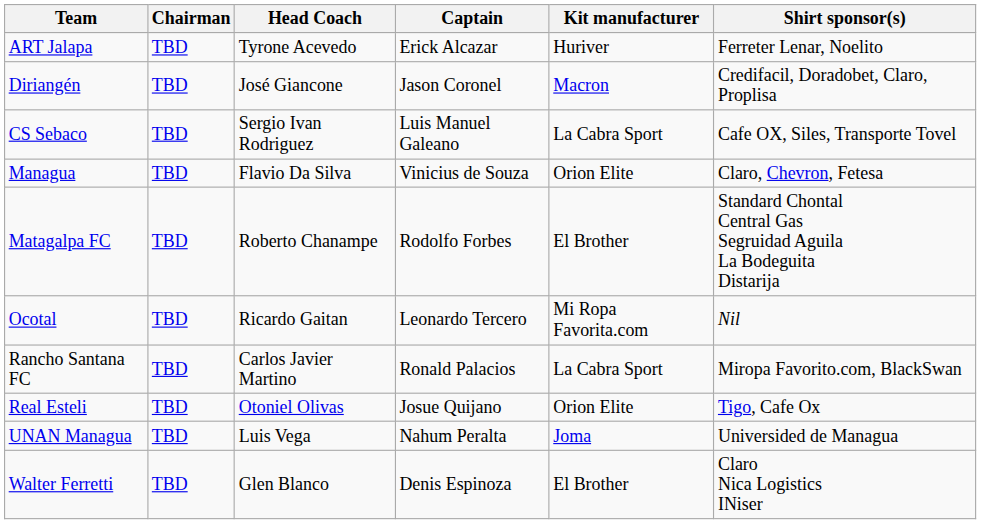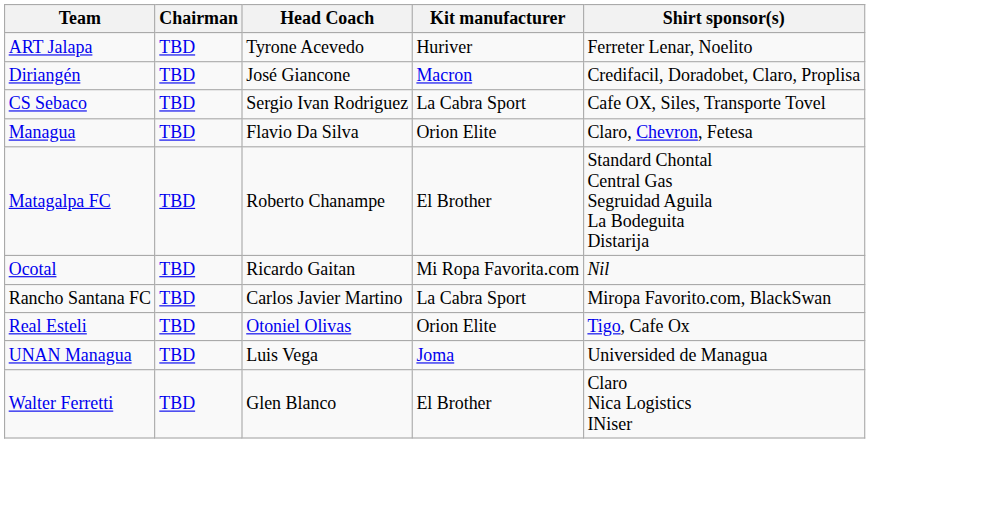- column: (472, 18)
